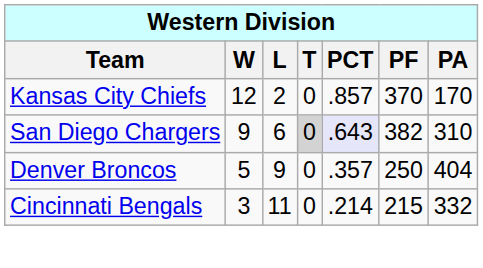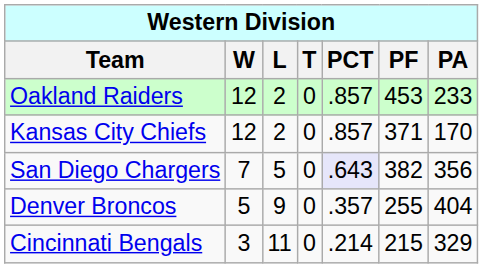+ row: (96, 96)
(404, 96) 370 -> (404, 133) 371
(244, 133) 9 -> (244, 170) 7
(280, 133) 6 -> (280, 170) 5
(309, 133) lightgrey background -> (309, 170) no background
(453, 133) 310 -> (453, 170) 356
(404, 170) 250 -> (404, 206) 255
(453, 206) 332 -> (453, 243) 329
